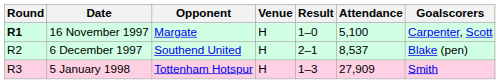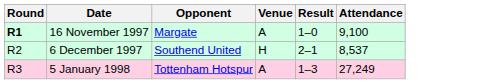- column: (450, 13)
(262, 32) H -> (262, 32) A
(354, 32) 5,100 -> (354, 32) 9,100
(262, 69) H -> (262, 69) A
(357, 69) 27,909 -> (357, 69) 27,249
